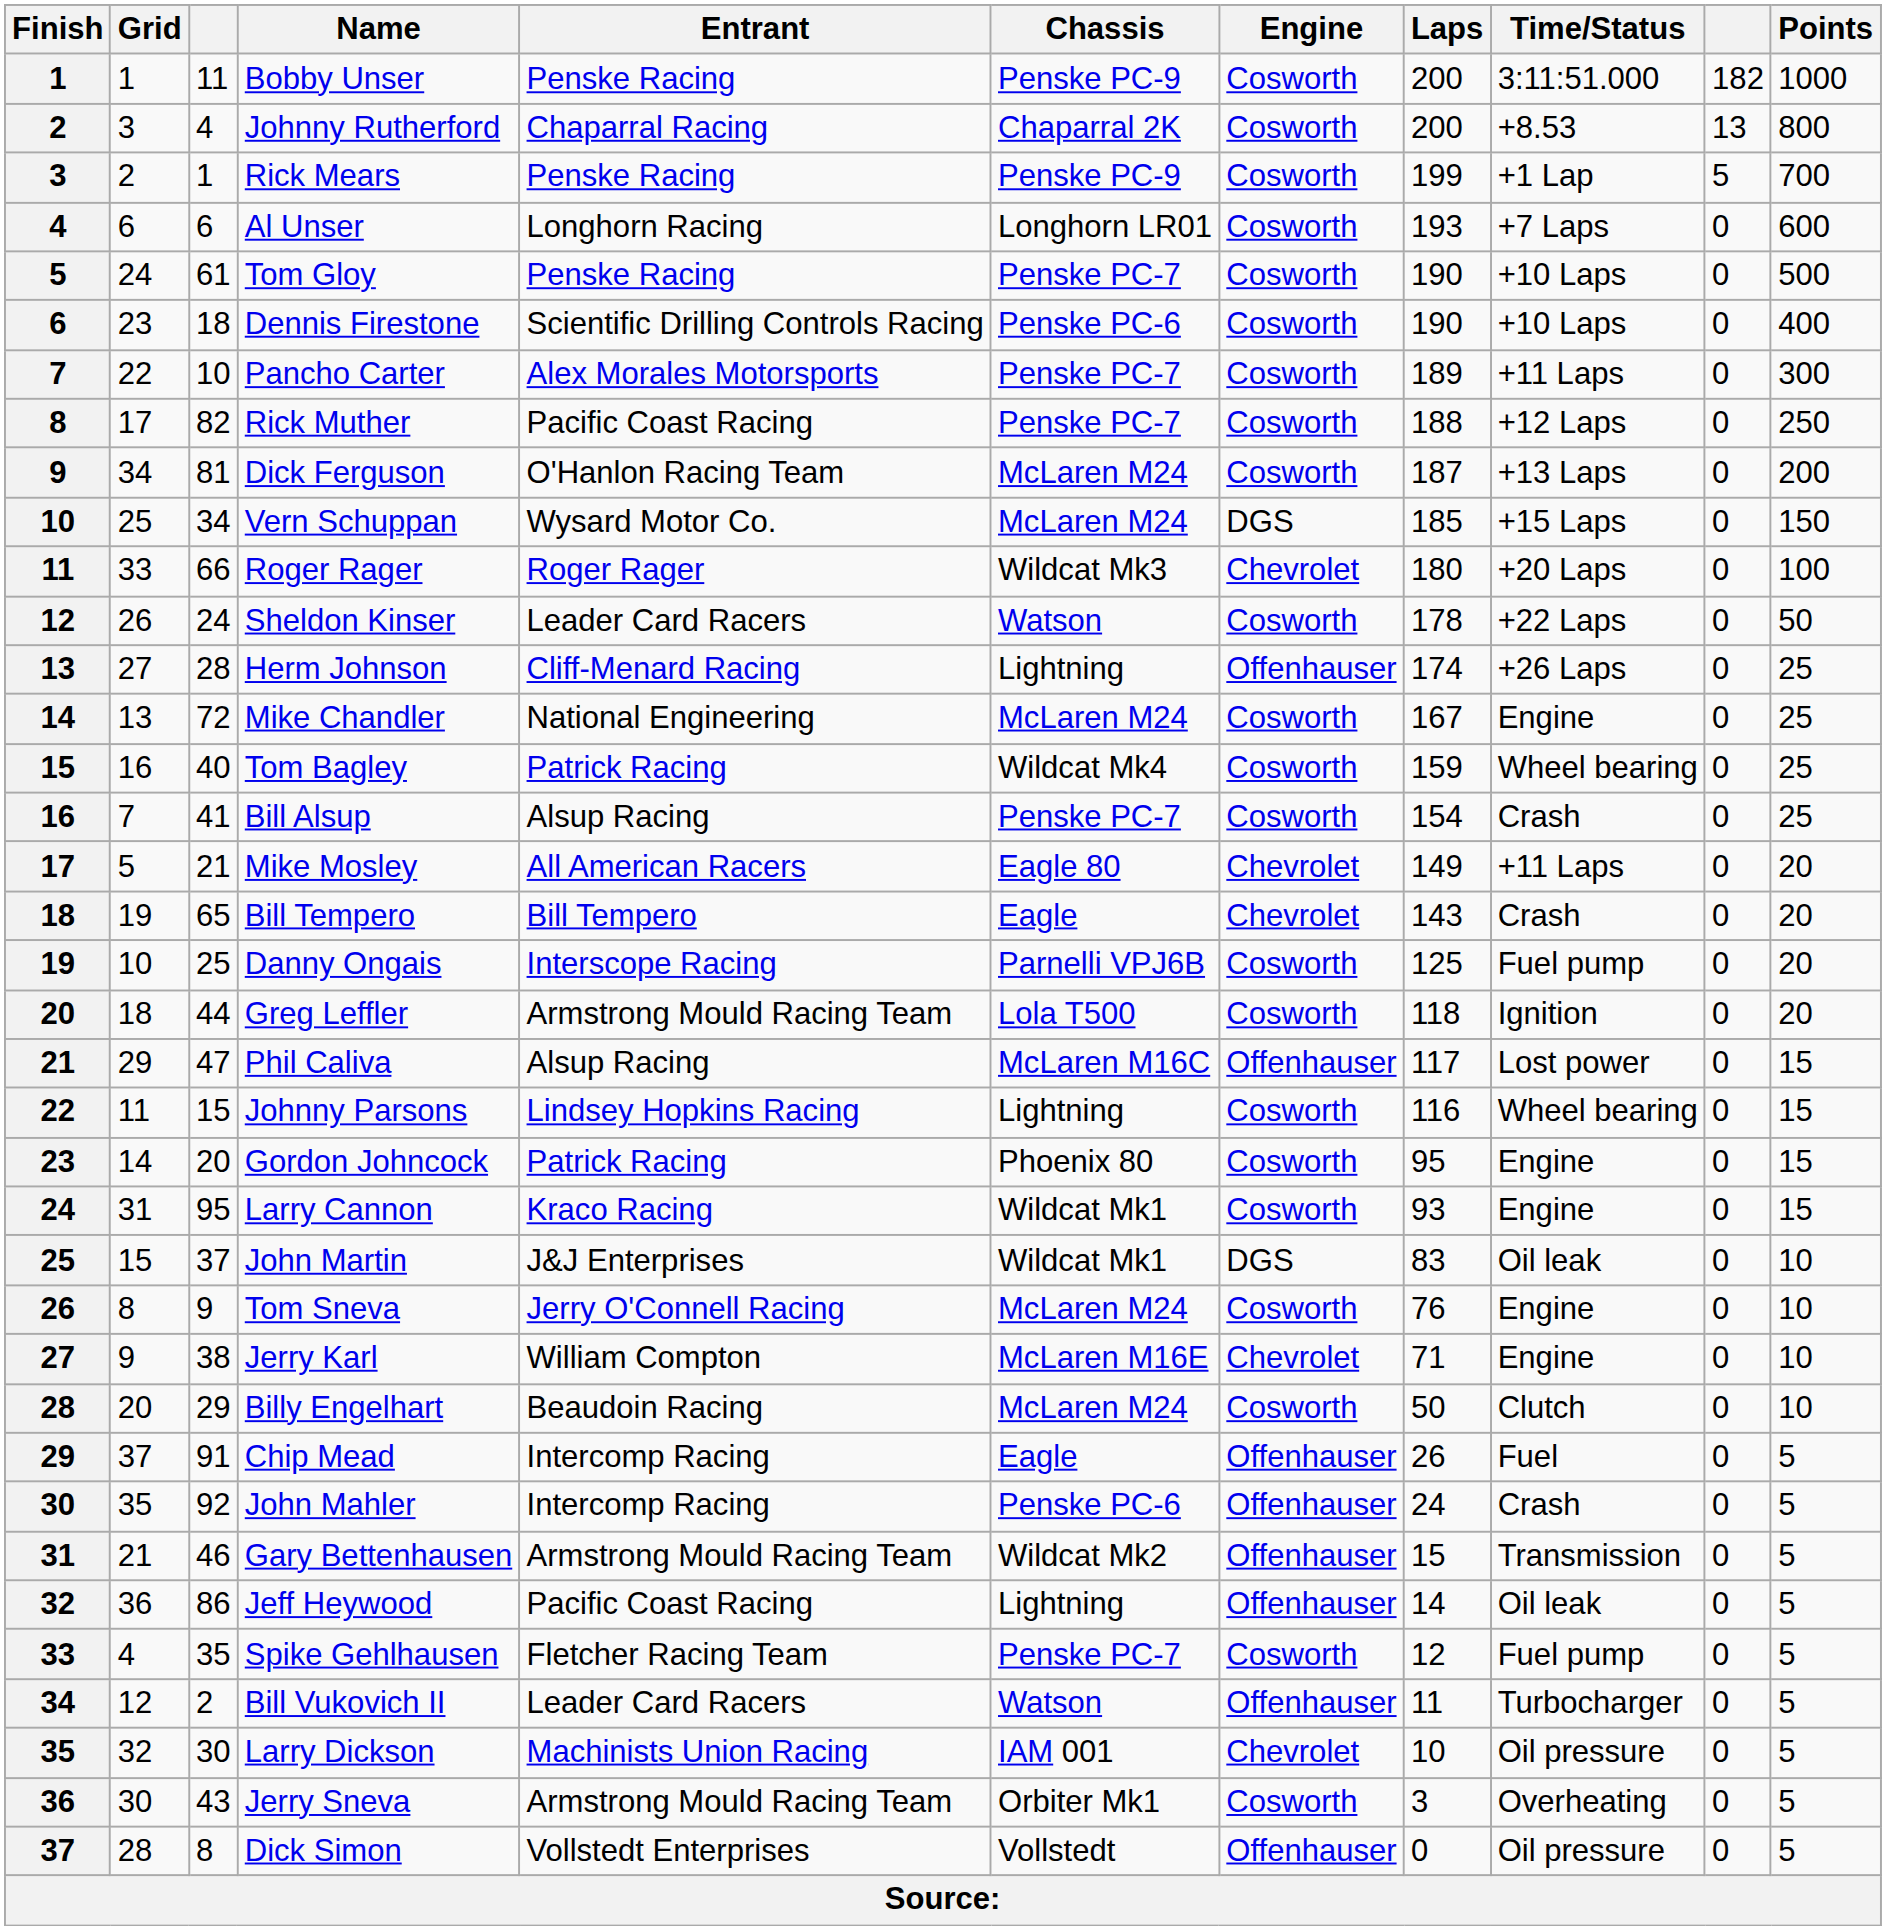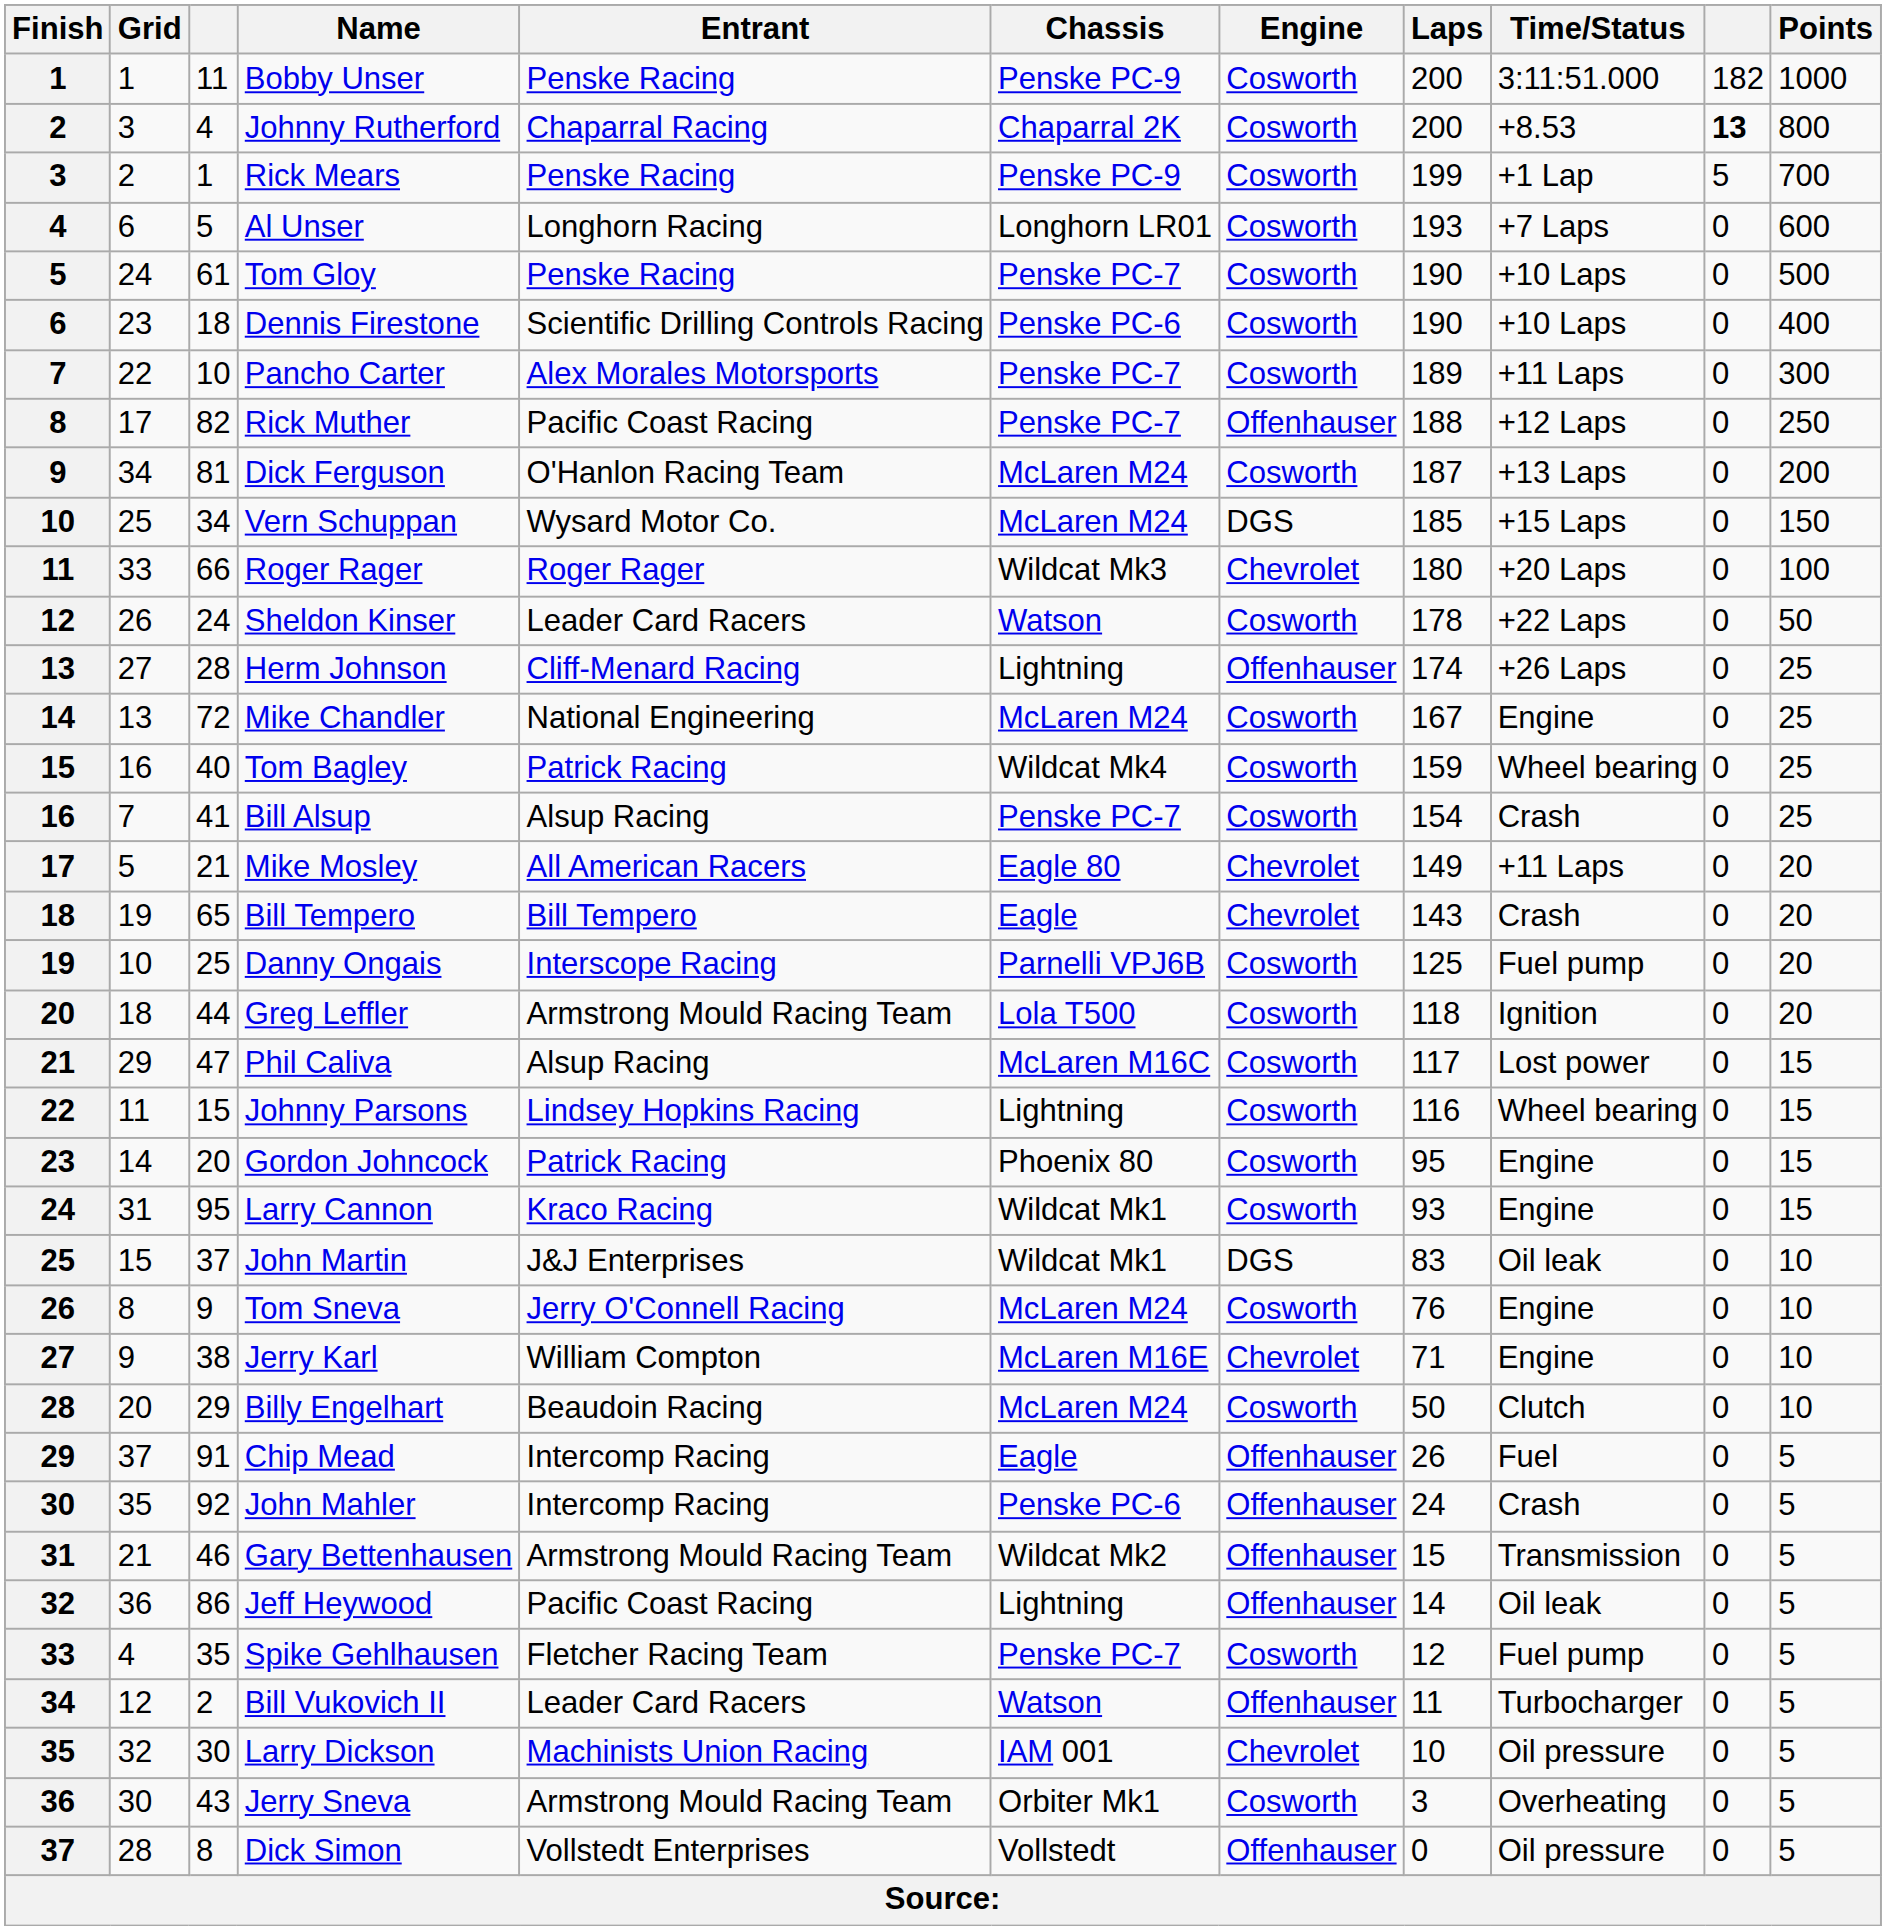(1729, 127) normal -> (1729, 127) bold
(205, 226) 6 -> (205, 226) 5
(1292, 422) Cosworth -> (1311, 422) Offenhauser
(1311, 1062) Offenhauser -> (1292, 1062) Cosworth
